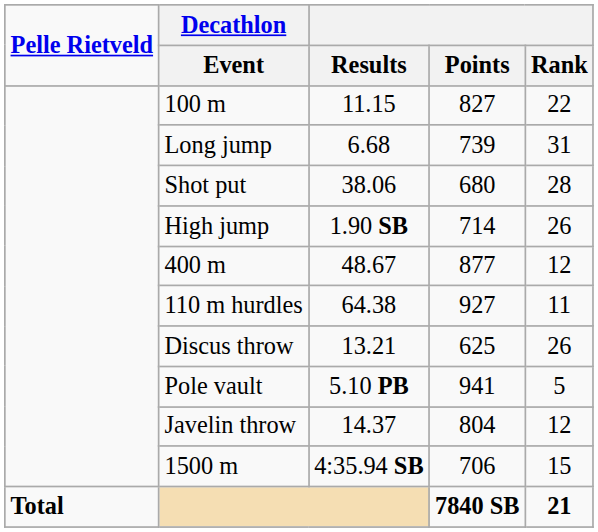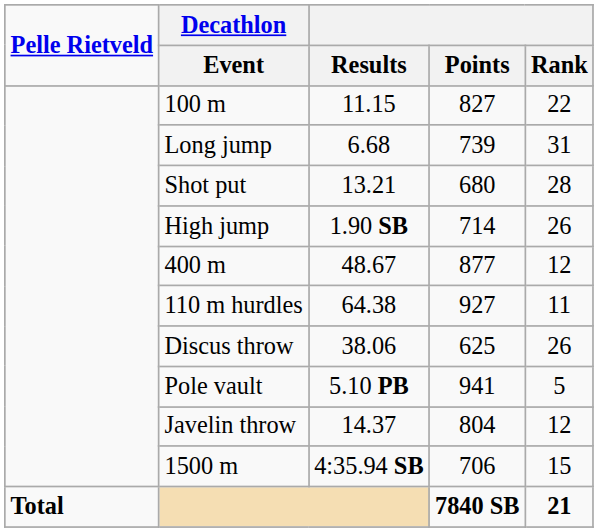(369, 185) 38.06 -> (369, 185) 13.21
(369, 346) 13.21 -> (369, 346) 38.06
